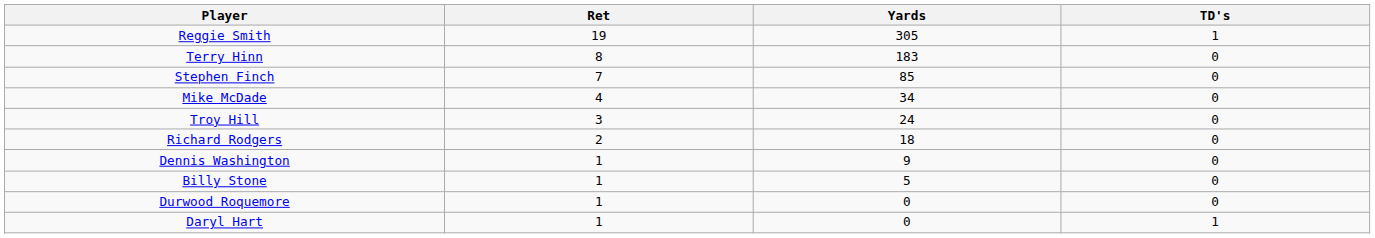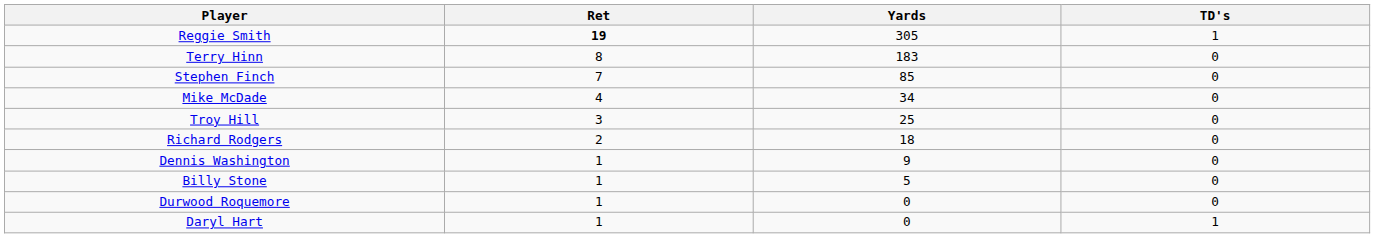(599, 36) normal -> (599, 36) bold
(907, 119) 24 -> (907, 119) 25
